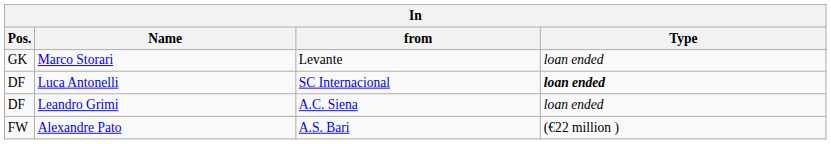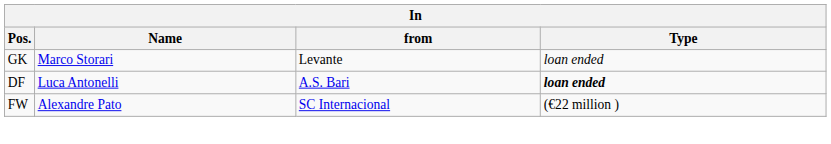(344, 83) SC Internacional -> (324, 83) A.S. Bari
- row: (78, 105)
(324, 127) A.S. Bari -> (344, 105) SC Internacional
